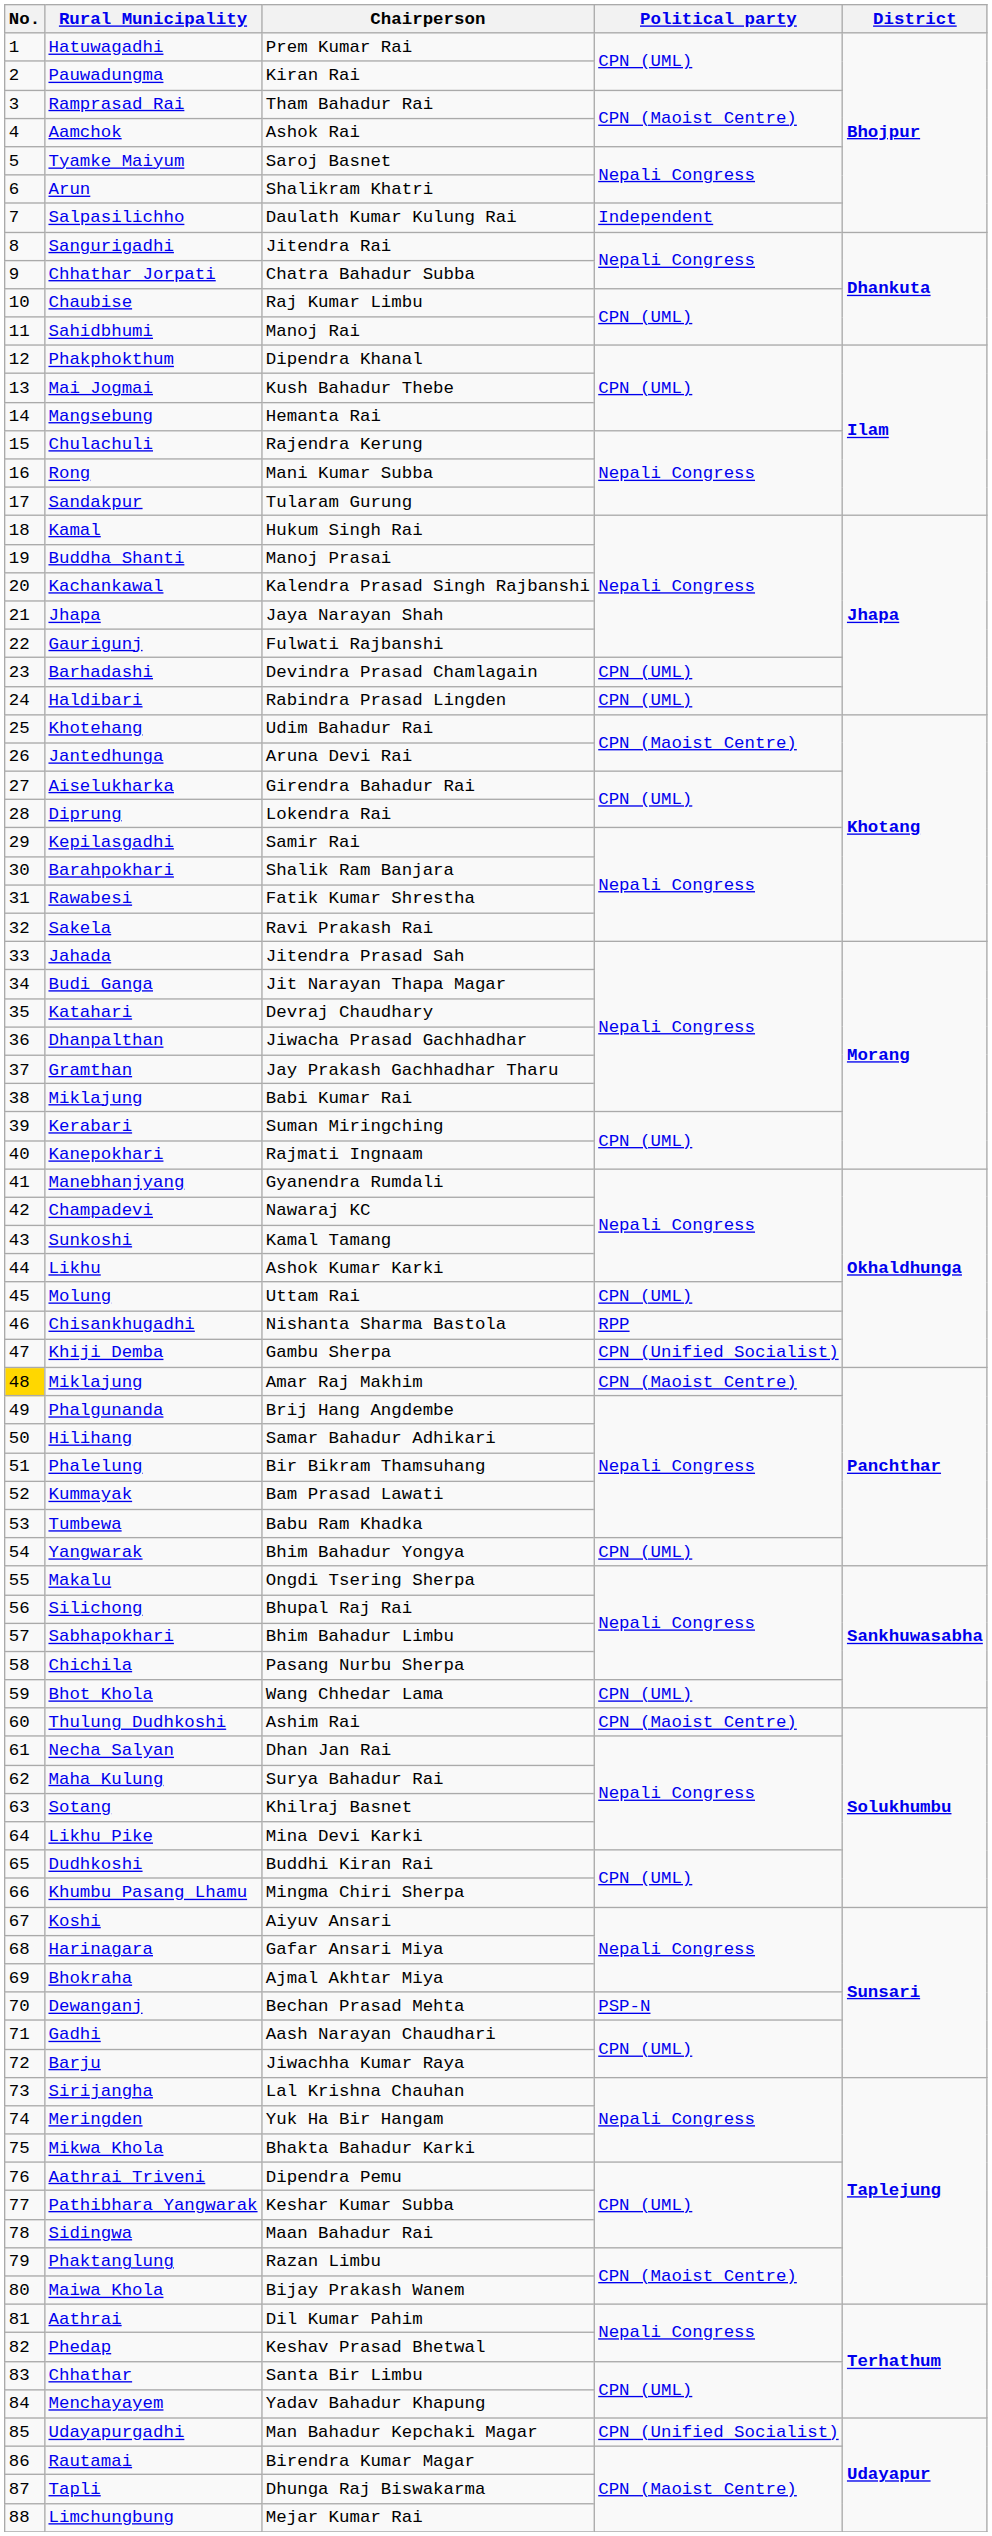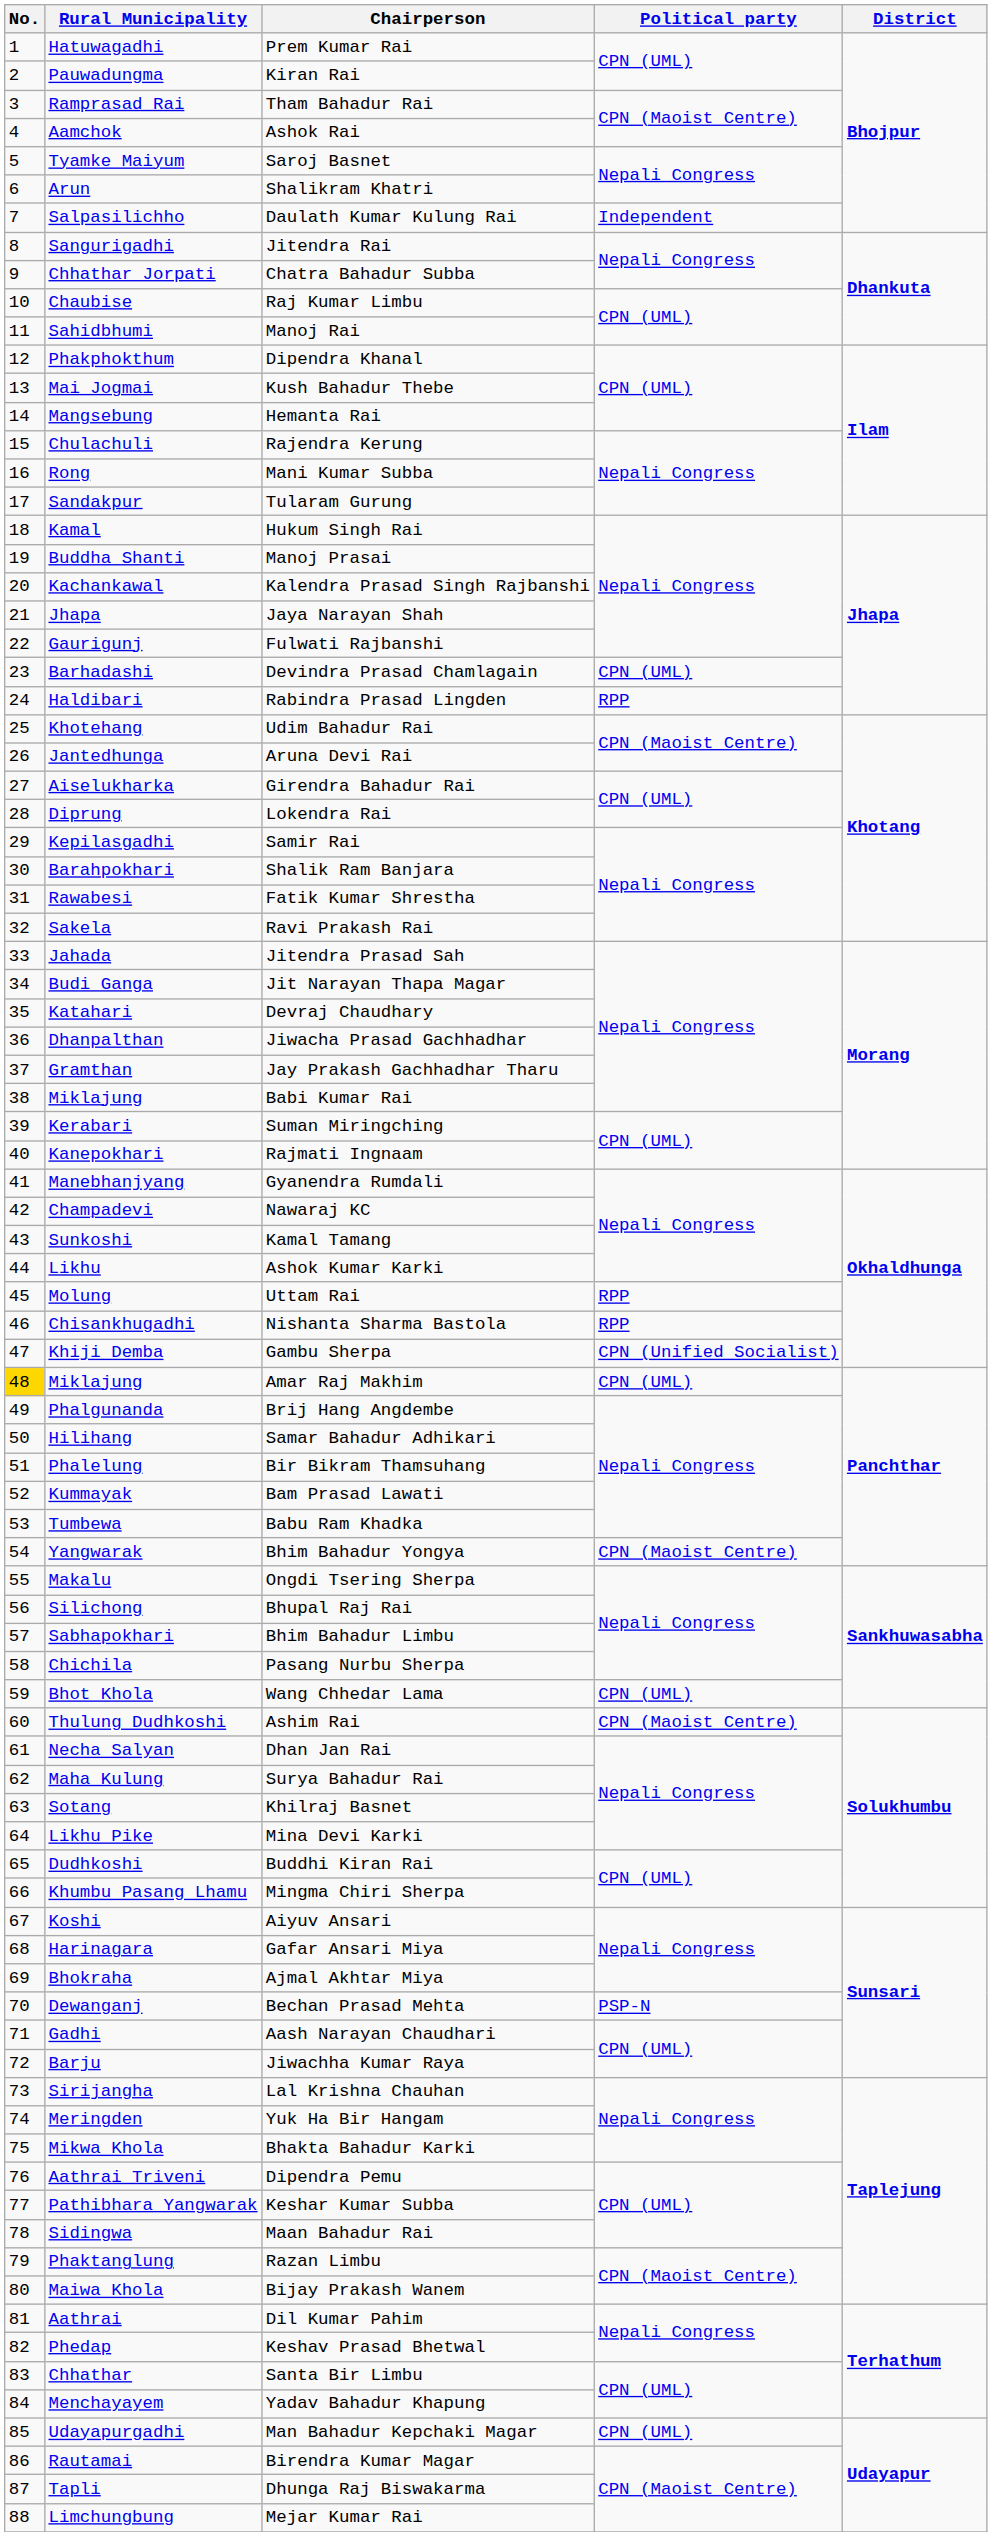(645, 700) CPN (UML) -> (614, 700) RPP
(645, 1296) CPN (UML) -> (614, 1296) RPP
(698, 1382) CPN (Maoist Centre) -> (645, 1382) CPN (UML)
(645, 1552) CPN (UML) -> (698, 1552) CPN (Maoist Centre)
(718, 2432) CPN (Unified Socialist) -> (645, 2432) CPN (UML)
